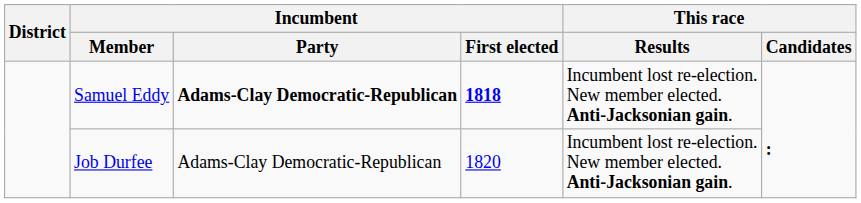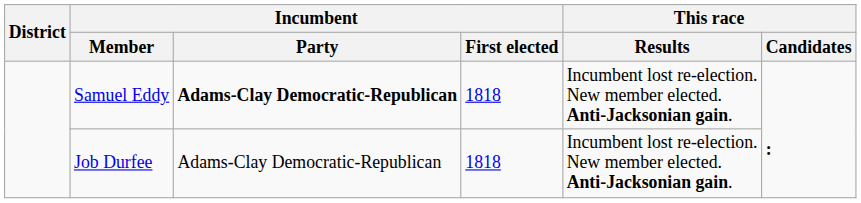(483, 94) bold -> (483, 94) normal
(483, 163) 1820 -> (483, 163) 1818
